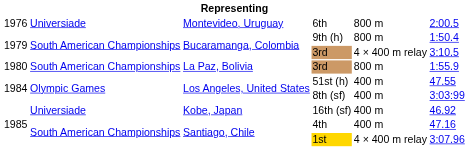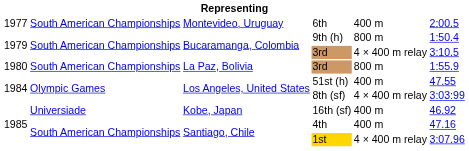(16, 23) 1976 -> (16, 23) 1977
(58, 23) Universiade -> (105, 23) South American Championships
(369, 23) 800 m -> (369, 23) 400 m
(369, 96) 400 m -> (390, 96) 4 × 400 m relay
